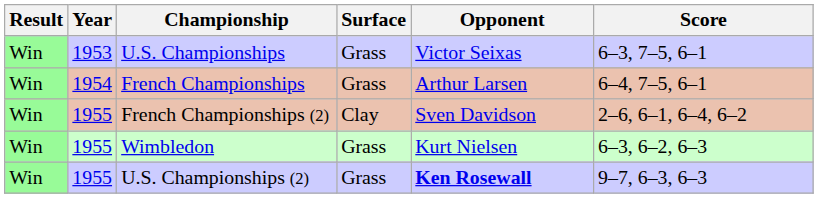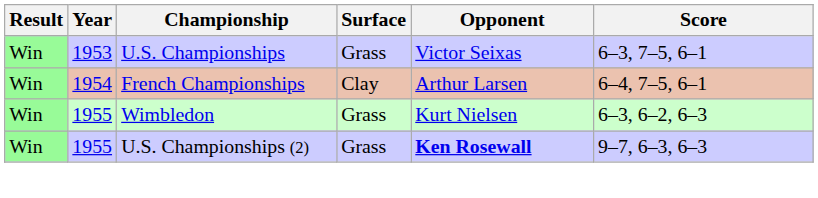(364, 83) Grass -> (360, 83) Clay
- row: (225, 114)
